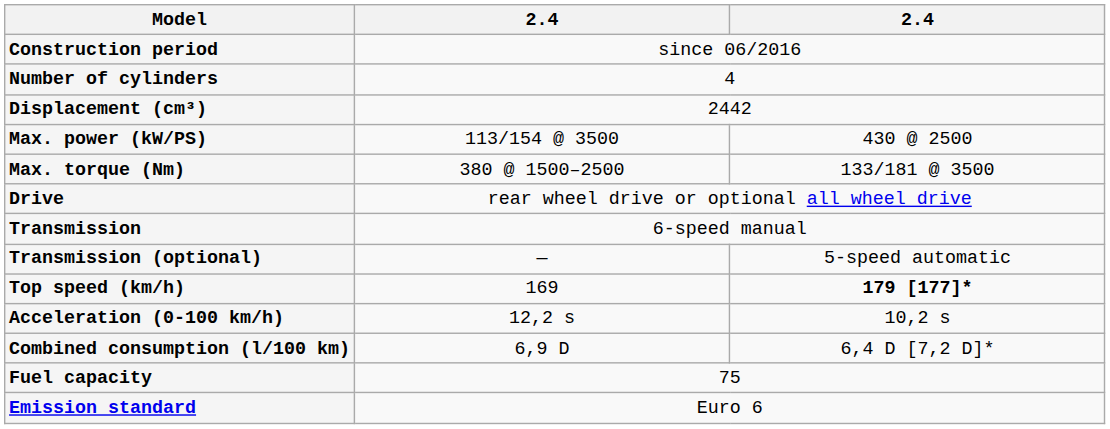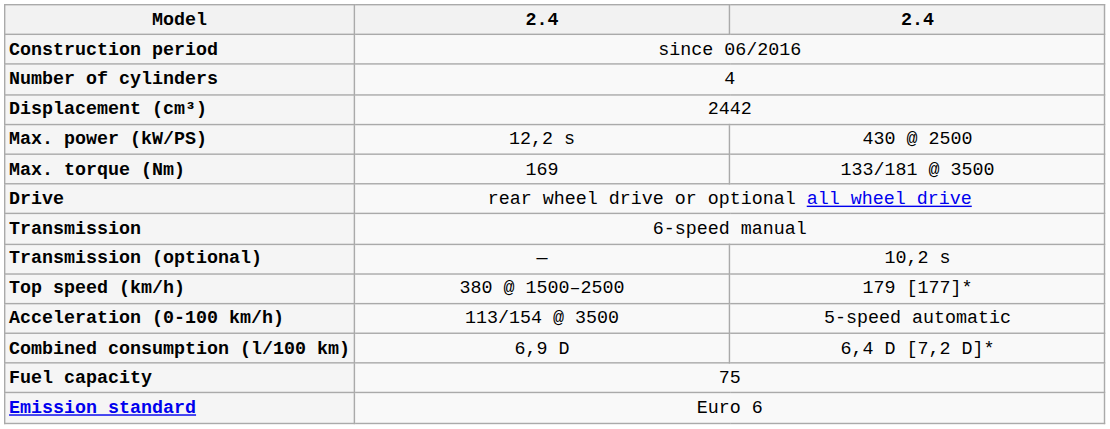(542, 139) 113/154 @ 3500 -> (542, 139) 12,2 s
(542, 169) 380 @ 1500–2500 -> (542, 169) 169
(917, 259) 5-speed automatic -> (917, 259) 10,2 s
(542, 289) 169 -> (542, 289) 380 @ 1500–2500
(917, 289) bold -> (917, 289) normal
(542, 318) 12,2 s -> (542, 318) 113/154 @ 3500
(917, 318) 10,2 s -> (917, 318) 5-speed automatic
